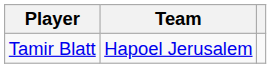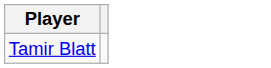- column: (178, 19)
